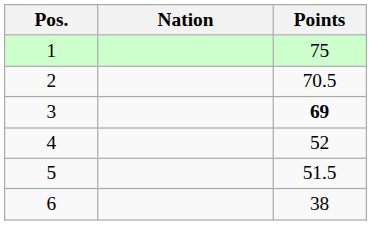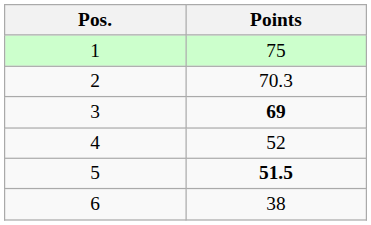- column: (185, 19)
(320, 81) 70.5 -> (276, 81) 70.3
(320, 173) normal -> (276, 173) bold
